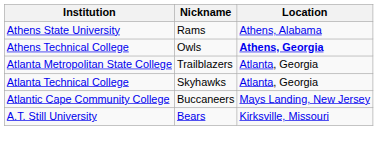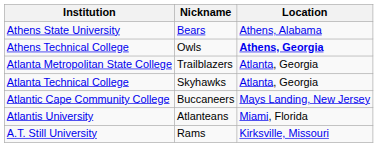(191, 30) Rams -> (191, 30) Bears
+ row: (50, 116)
(191, 116) Bears -> (191, 133) Rams
